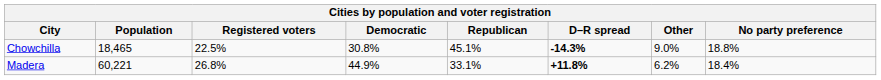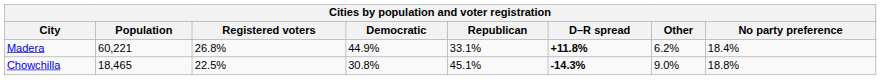rows swapped: (34, 48) <-> (26, 65)
